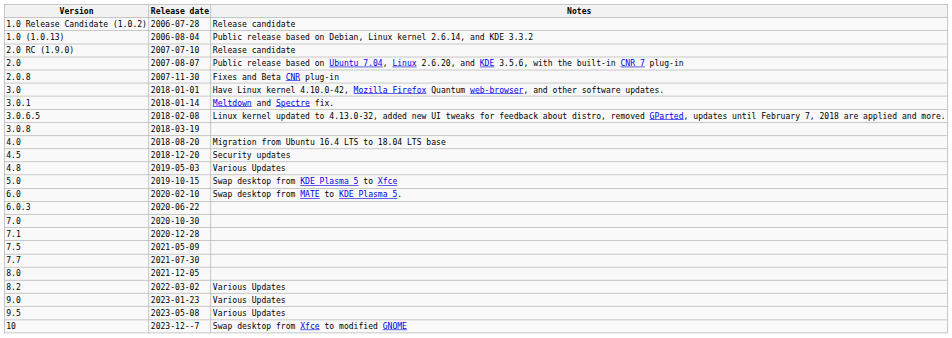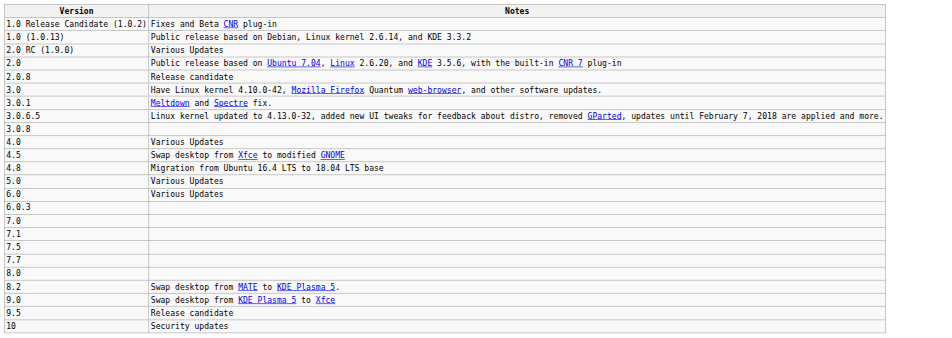- column: (180, 11)
(254, 24) Release candidate -> (214, 24) Fixes and Beta CNR plug-in
(254, 50) Release candidate -> (187, 50) Various Updates
(276, 77) Fixes and Beta CNR plug-in -> (192, 77) Release candidate
(329, 142) Migration from Ubuntu 16.4 LTS to 18.04 LTS base -> (187, 142) Various Updates
(252, 155) Security updates -> (248, 155) Swap desktop from Xfce to modified GNOME
(249, 169) Various Updates -> (267, 169) Migration from Ubuntu 16.4 LTS to 18.04 LTS base
(305, 182) Swap desktop from KDE Plasma 5 to Xfce -> (187, 182) Various Updates
(307, 195) Swap desktop from MATE to KDE Plasma 5. -> (187, 195) Various Updates
(249, 287) Various Updates -> (245, 287) Swap desktop from MATE to KDE Plasma 5.
(249, 300) Various Updates -> (243, 300) Swap desktop from KDE Plasma 5 to Xfce
(249, 313) Various Updates -> (192, 313) Release candidate
(310, 326) Swap desktop from Xfce to modified GNOME -> (190, 326) Security updates
